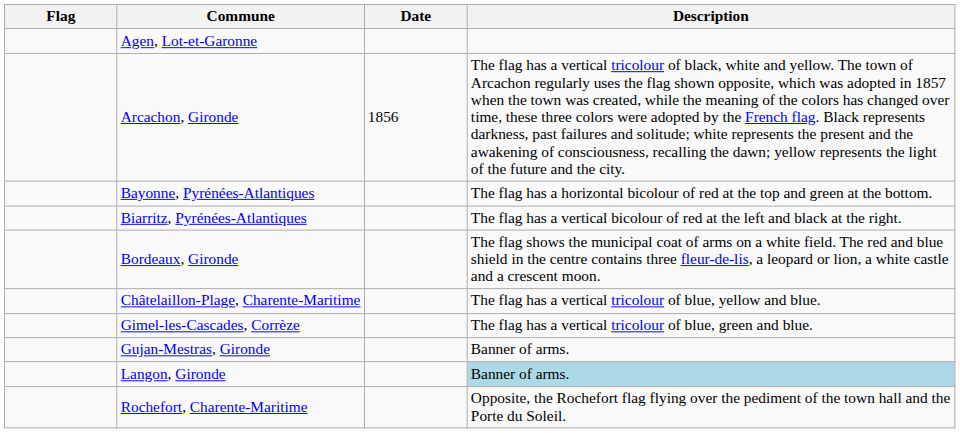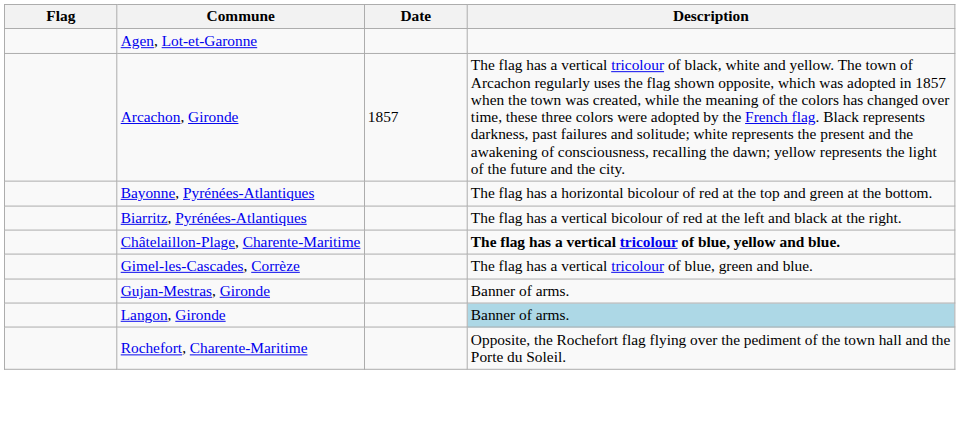(383, 117) 1856 -> (383, 117) 1857
- row: (180, 259)
(646, 301) normal -> (655, 242) bold
